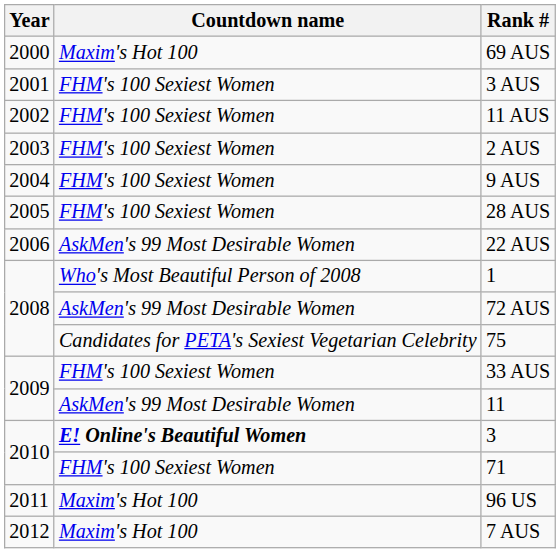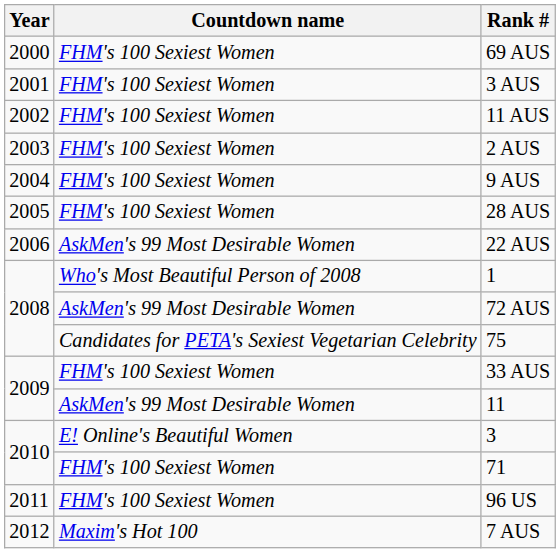(128, 52) Maxim's Hot 100 -> (167, 52) FHM's 100 Sexiest Women
(183, 436) bold -> (176, 436) normal
(128, 500) Maxim's Hot 100 -> (167, 500) FHM's 100 Sexiest Women
